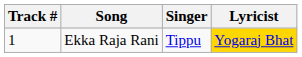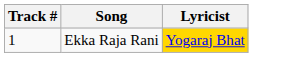- column: (187, 16)
